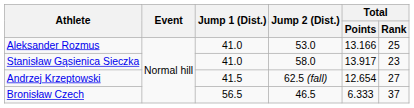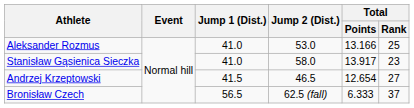(306, 78) 62.5 (fall) -> (306, 78) 46.5
(306, 95) 46.5 -> (306, 95) 62.5 (fall)
